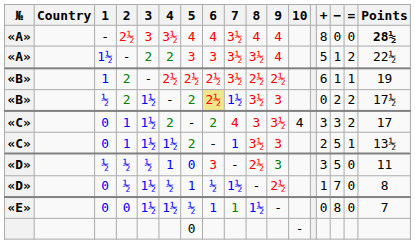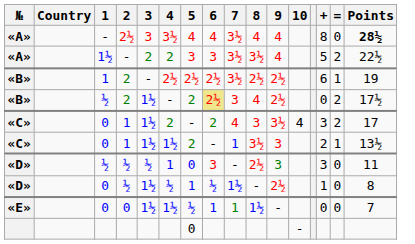- column: (337, 15)
(235, 100) 1½ -> (235, 100) 3
(256, 100) 3½ -> (256, 100) 4
(278, 100) 3 -> (278, 100) 2½
